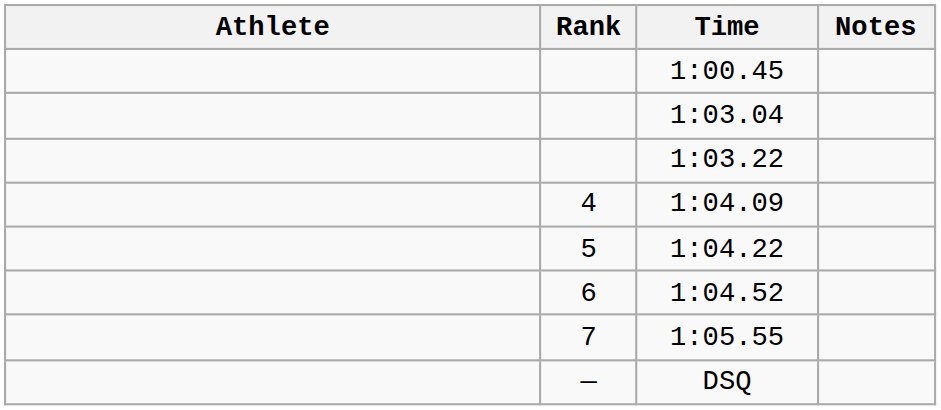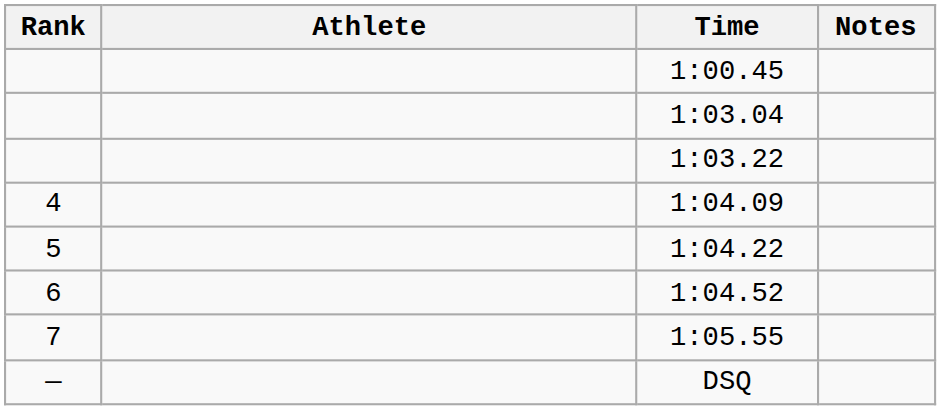columns swapped: (589, 27) <-> (273, 27)
